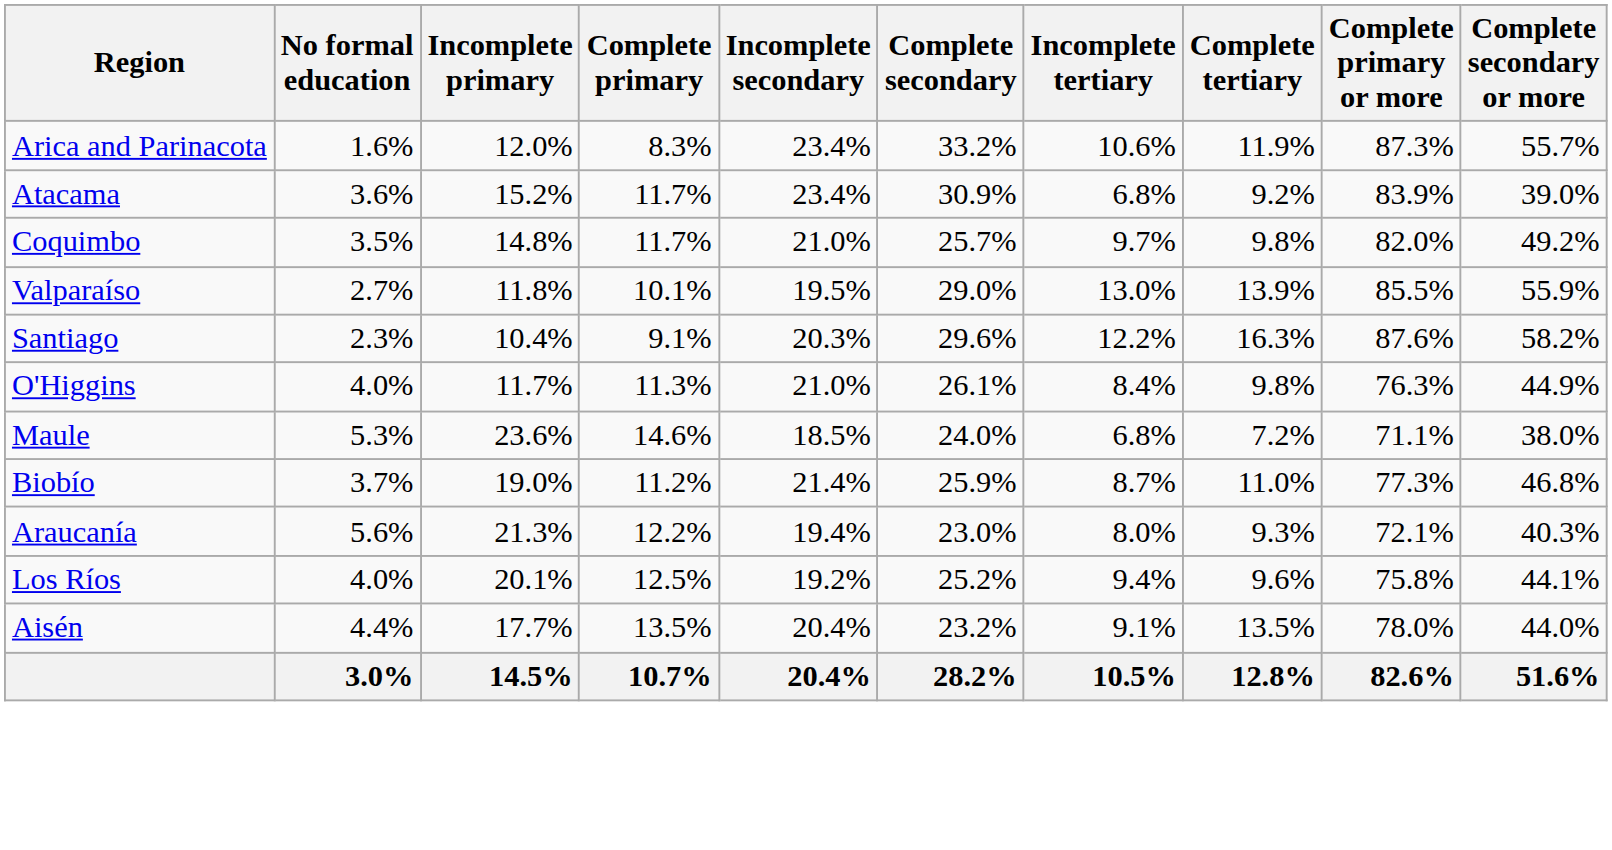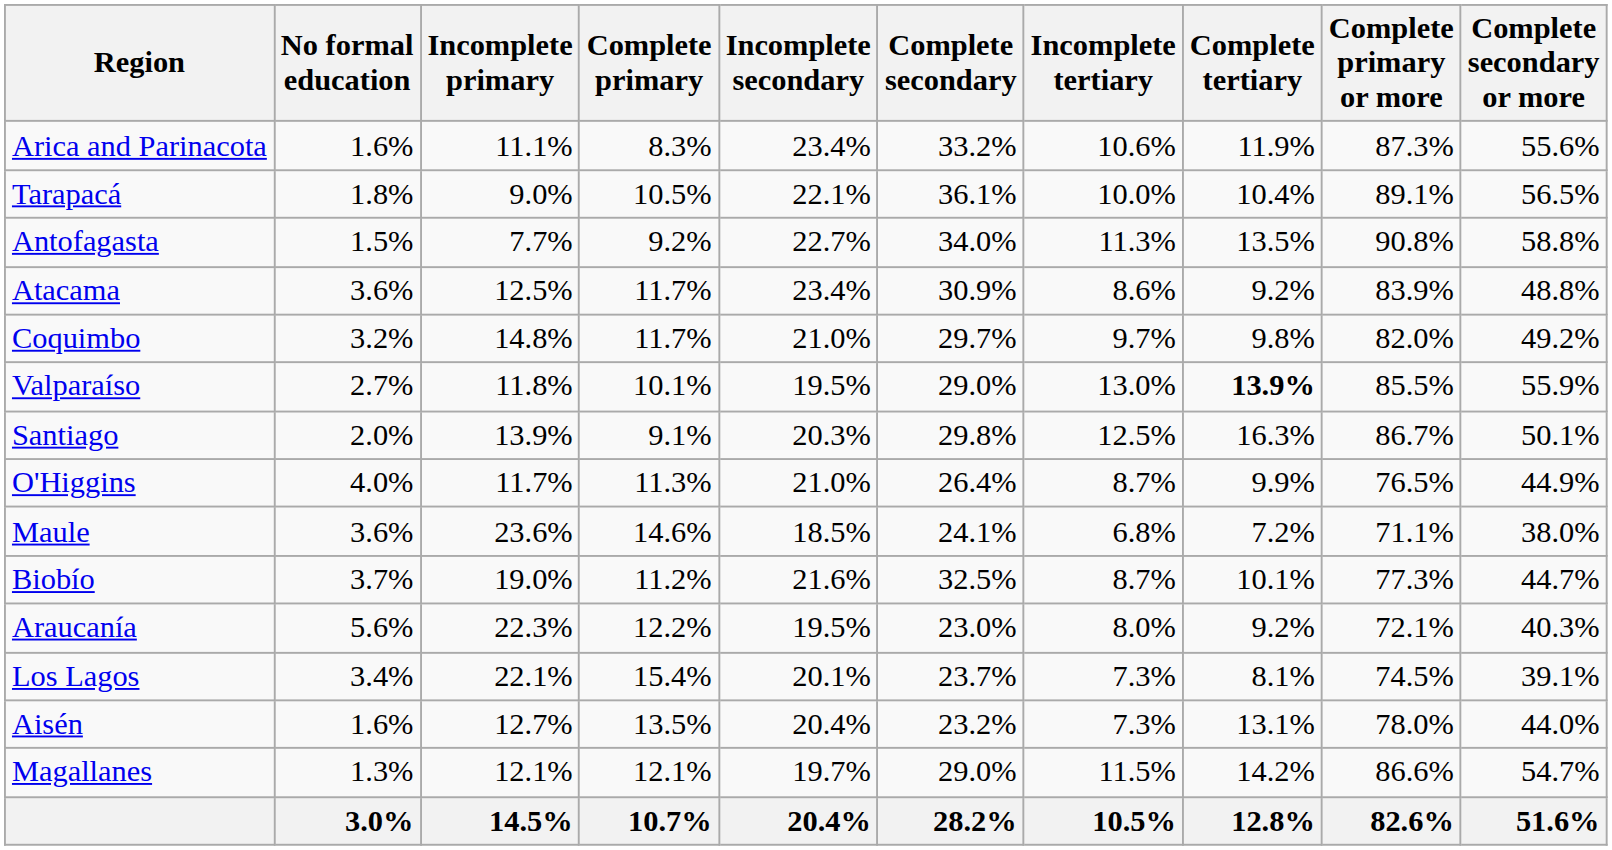(533, 145) 12.0% -> (534, 145) 11.1%
(1560, 145) 55.7% -> (1560, 145) 55.6%
+ row: (67, 193)
+ row: (85, 241)
(533, 193) 15.2% -> (533, 289) 12.5%
(1144, 193) 6.8% -> (1144, 289) 8.6%
(1560, 193) 39.0% -> (1560, 289) 48.8%
(382, 241) 3.5% -> (382, 338) 3.2%
(977, 241) 25.7% -> (977, 338) 29.7%
(1276, 289) normal -> (1273, 386) bold
(382, 338) 2.3% -> (382, 434) 2.0%
(533, 338) 10.4% -> (533, 434) 13.9%
(977, 338) 29.6% -> (977, 434) 29.8%
(1137, 338) 12.2% -> (1137, 434) 12.5%
(1415, 338) 87.6% -> (1415, 434) 86.7%
(1560, 338) 58.2% -> (1560, 434) 50.1%
(977, 386) 26.1% -> (977, 482) 26.4%
(1144, 386) 8.4% -> (1144, 482) 8.7%
(1283, 386) 9.8% -> (1283, 482) 9.9%
(1415, 386) 76.3% -> (1415, 482) 76.5%
(382, 434) 5.3% -> (382, 530) 3.6%
(977, 434) 24.0% -> (977, 530) 24.1%
(832, 482) 21.4% -> (832, 579) 21.6%
(977, 482) 25.9% -> (977, 579) 32.5%
(1276, 482) 11.0% -> (1276, 579) 10.1%
(1560, 482) 46.8% -> (1560, 579) 44.7%
(533, 530) 21.3% -> (533, 627) 22.3%
(832, 530) 19.4% -> (832, 627) 19.5%
(1283, 530) 9.3% -> (1283, 627) 9.2%
- row: (66, 579)
+ row: (76, 675)
(382, 627) 4.4% -> (382, 723) 1.6%
(533, 627) 17.7% -> (533, 723) 12.7%
(1144, 627) 9.1% -> (1144, 723) 7.3%
(1276, 627) 13.5% -> (1276, 723) 13.1%
+ row: (82, 771)
